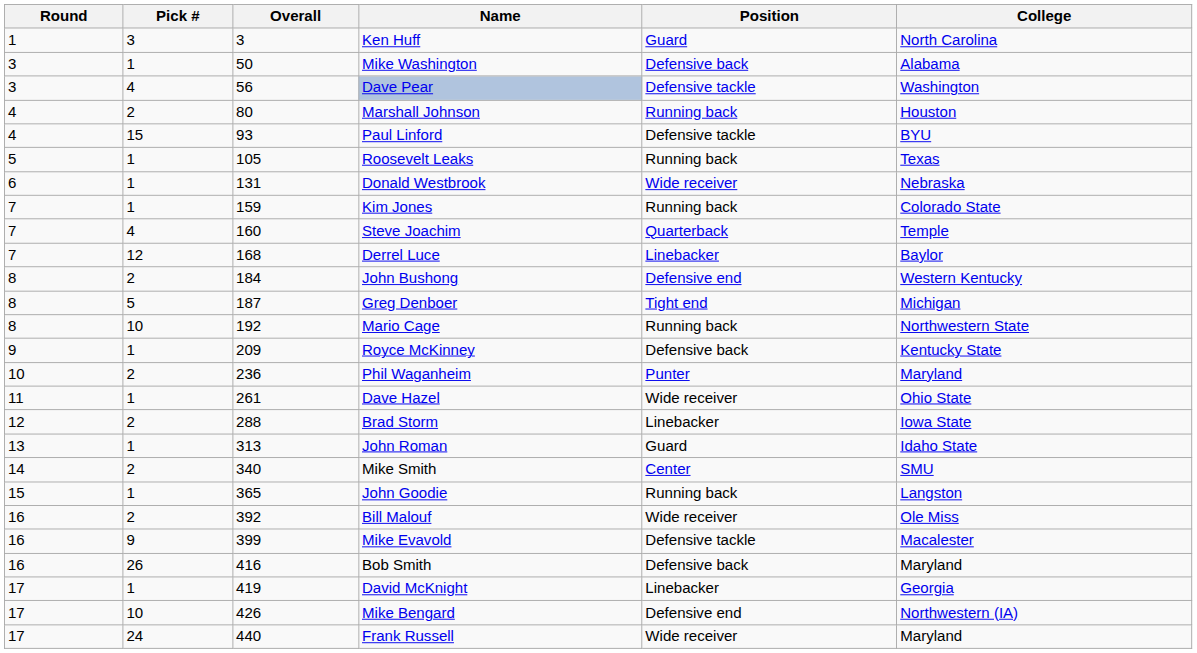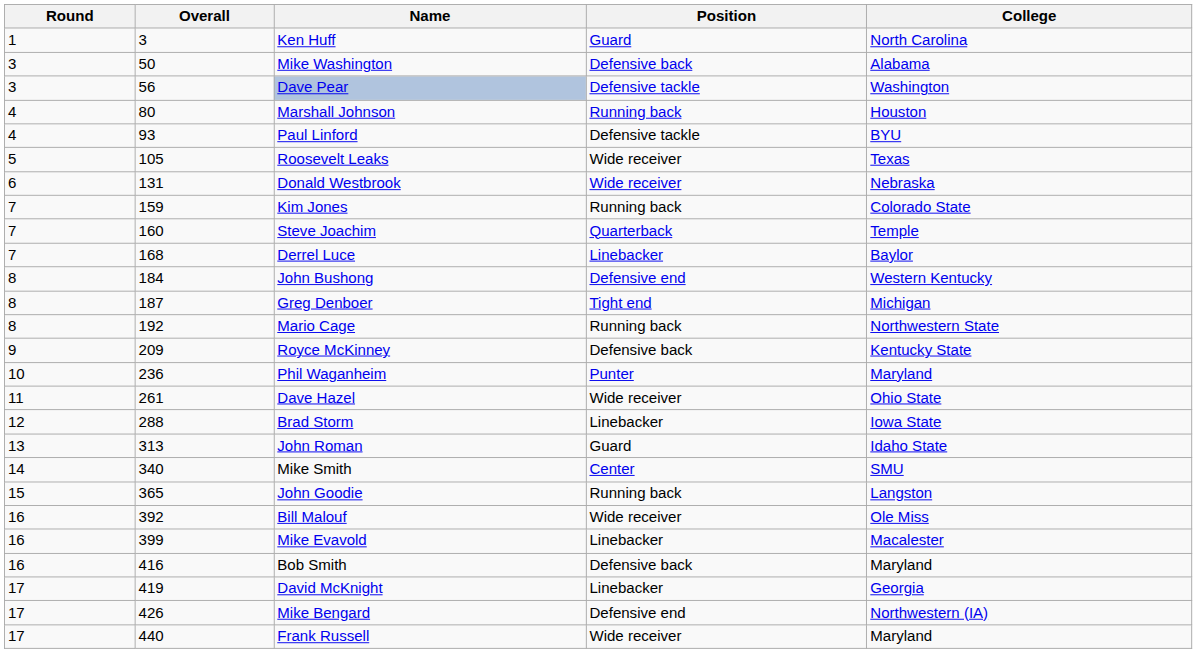- column: (178, 16)
(691, 159) Running back -> (635, 159) Wide receiver
(701, 541) Defensive tackle -> (626, 541) Linebacker
